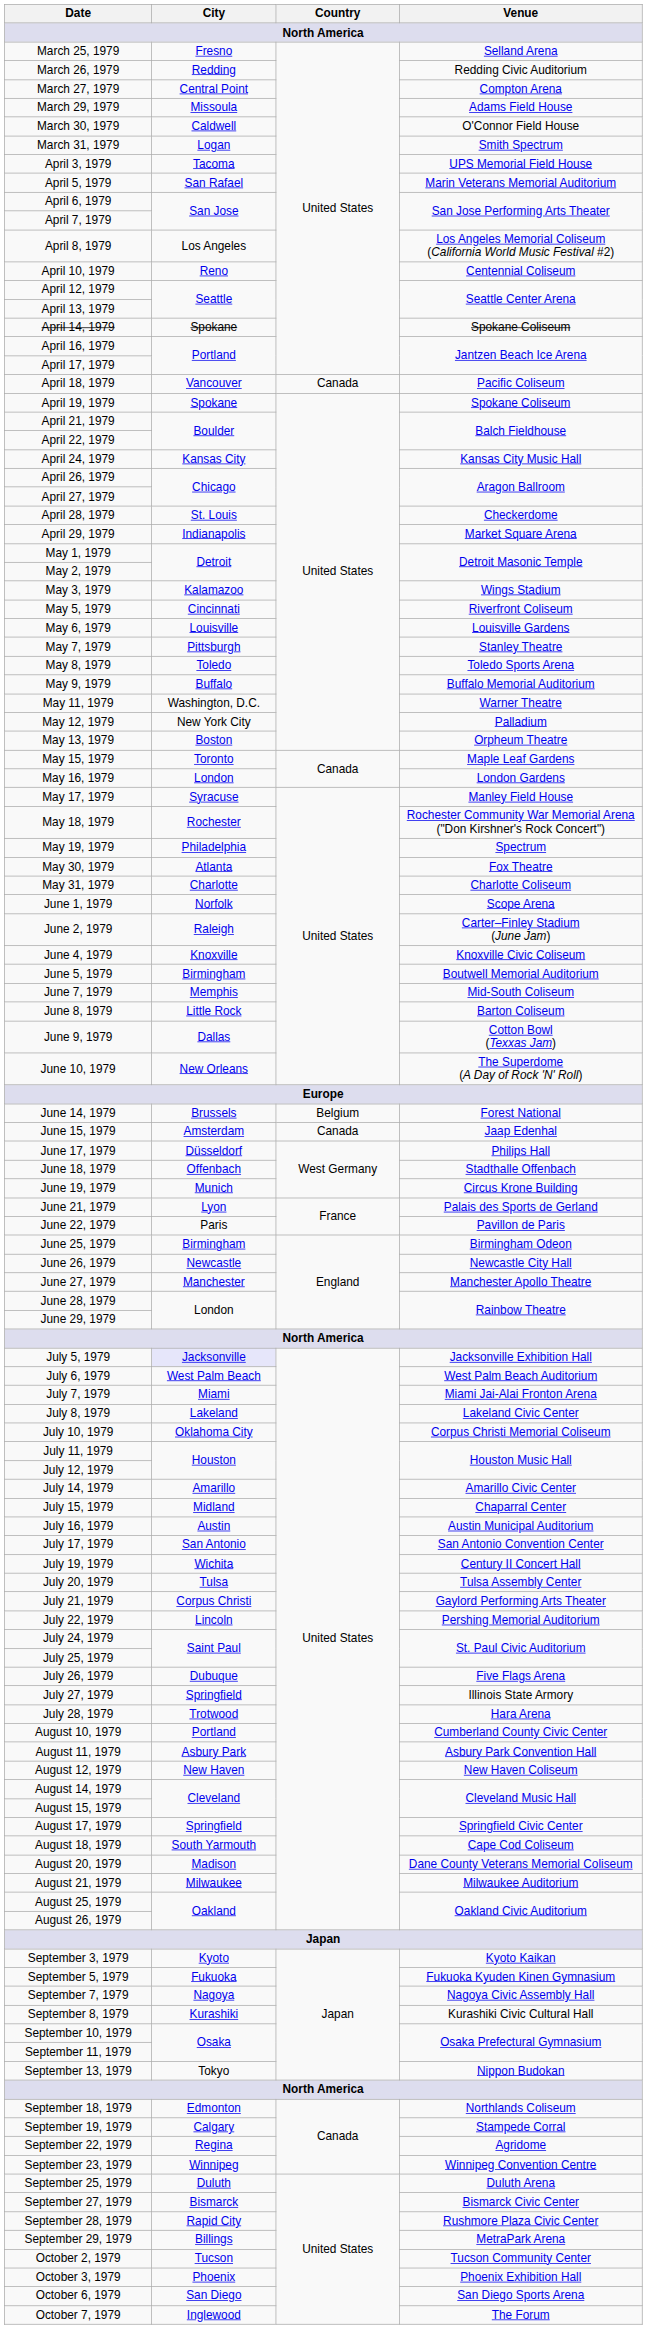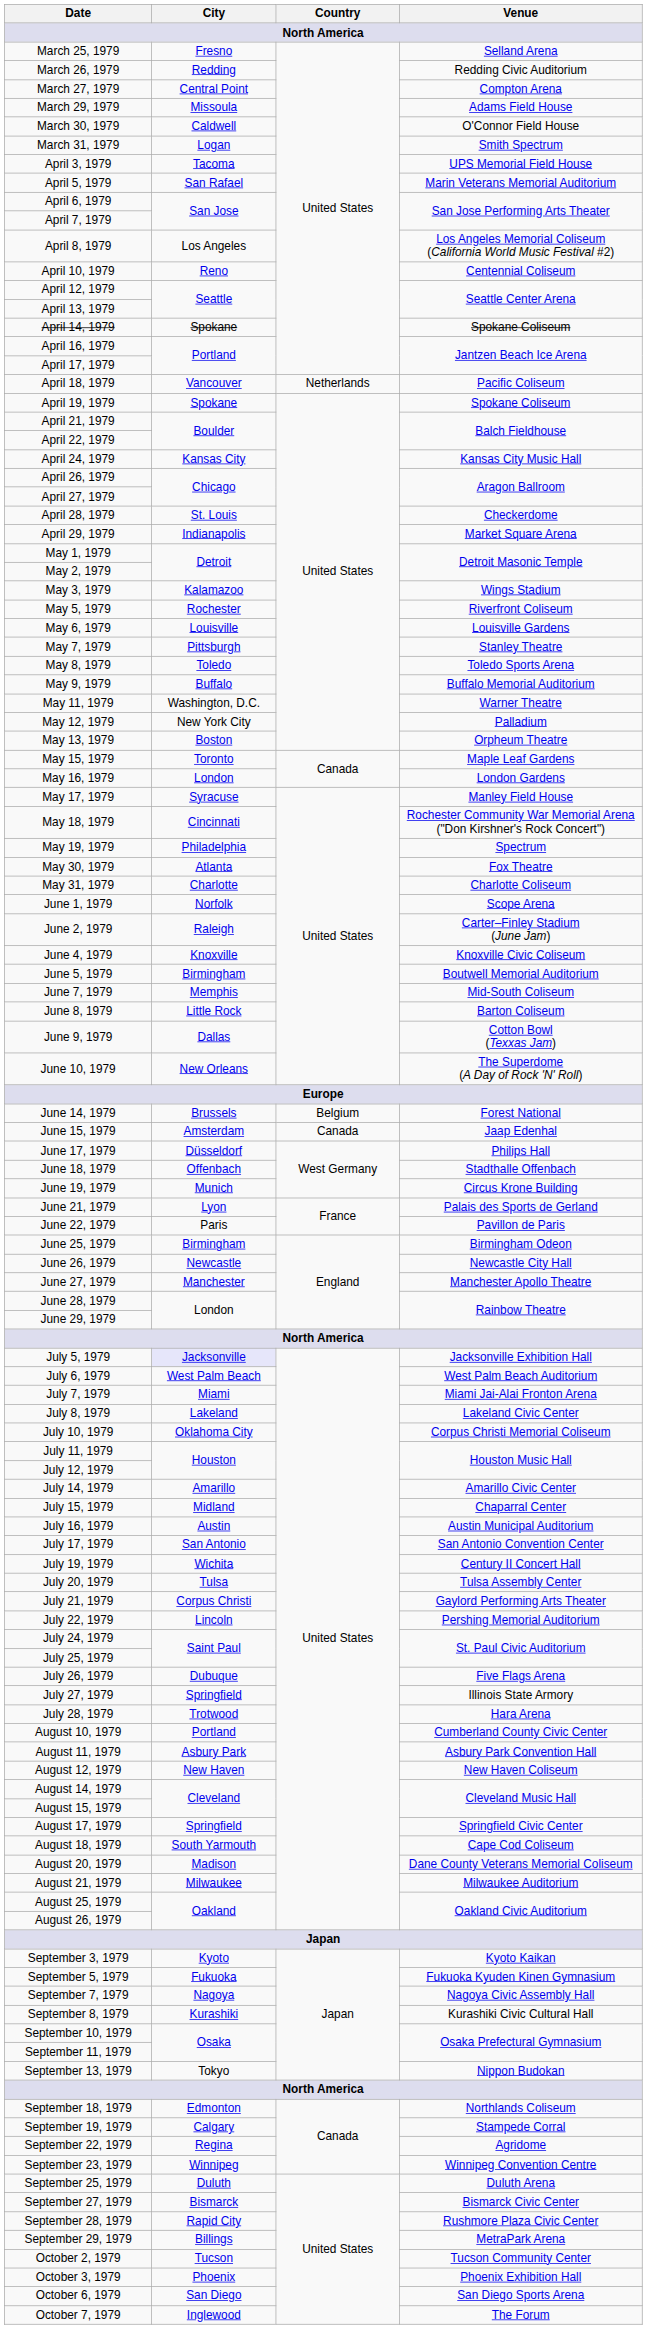(338, 383) Canada -> (338, 383) Netherlands
(214, 609) Cincinnati -> (214, 609) Rochester
(214, 822) Rochester -> (214, 822) Cincinnati
